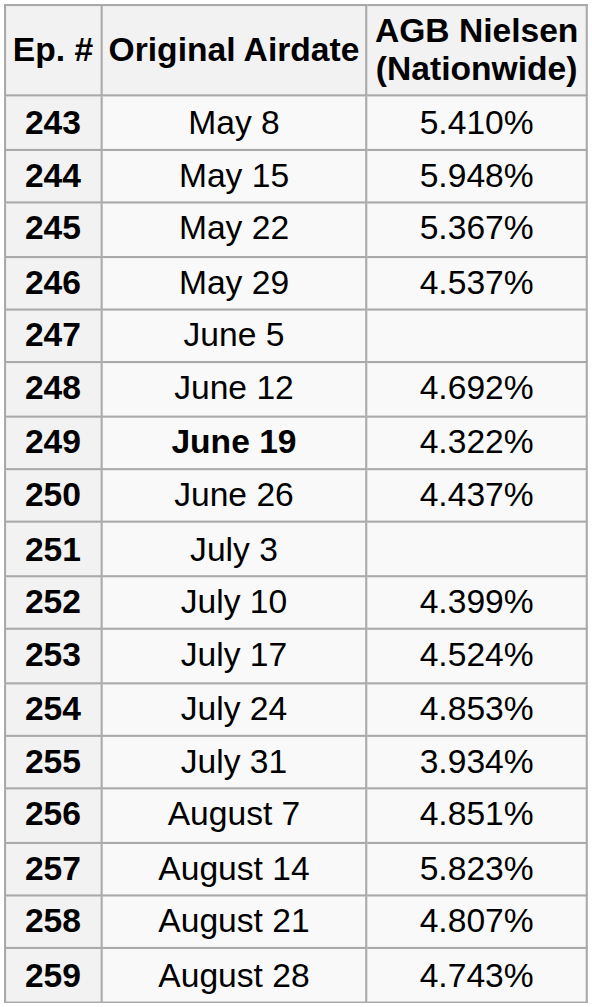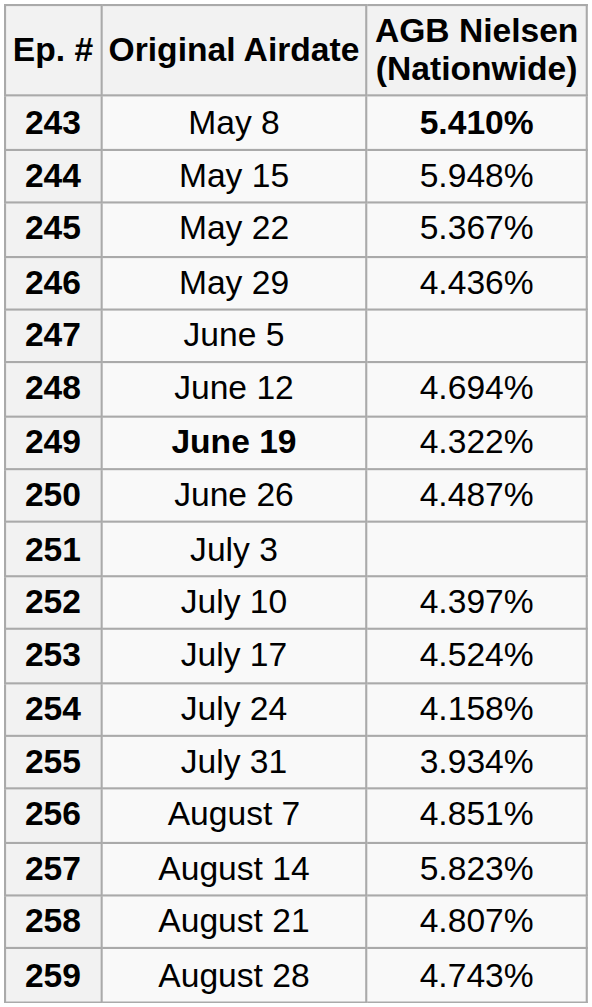(477, 122) normal -> (477, 122) bold
(477, 282) 4.537% -> (477, 282) 4.436%
(477, 388) 4.692% -> (477, 388) 4.694%
(477, 495) 4.437% -> (477, 495) 4.487%
(477, 601) 4.399% -> (477, 601) 4.397%
(477, 708) 4.853% -> (477, 708) 4.158%
